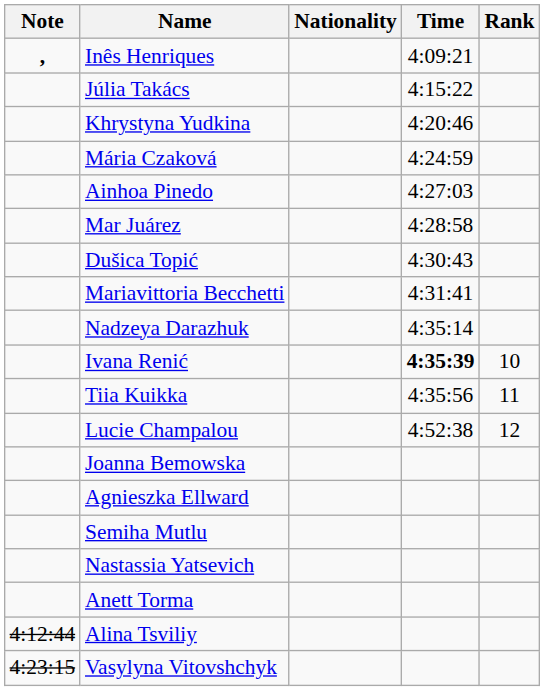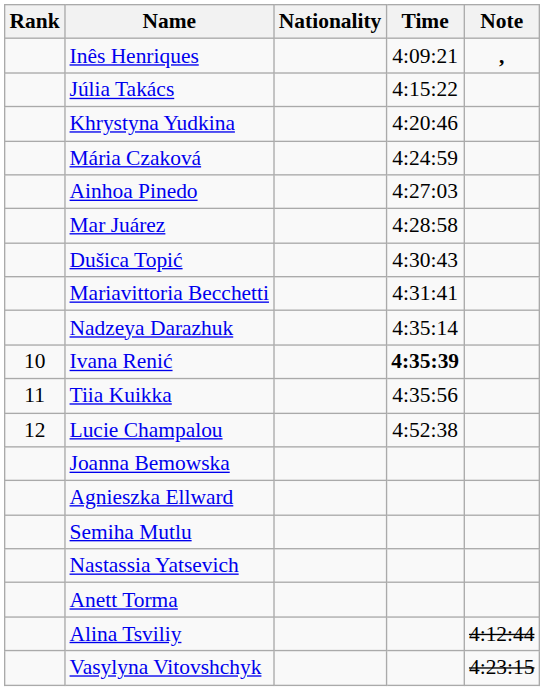columns swapped: (509, 21) <-> (42, 21)
